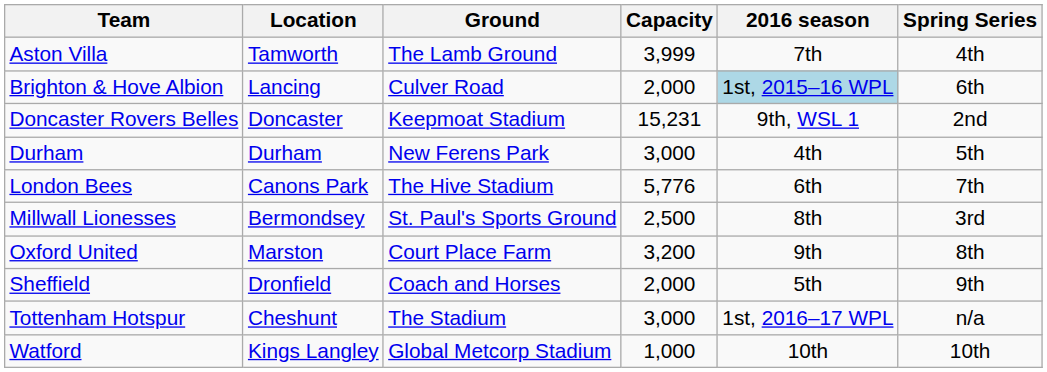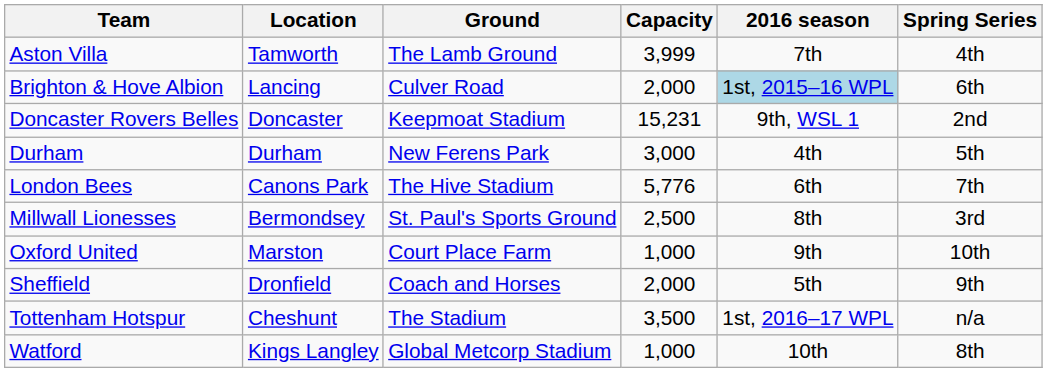(669, 251) 3,200 -> (669, 251) 1,000
(970, 251) 8th -> (970, 251) 10th
(669, 317) 3,000 -> (669, 317) 3,500
(970, 350) 10th -> (970, 350) 8th
